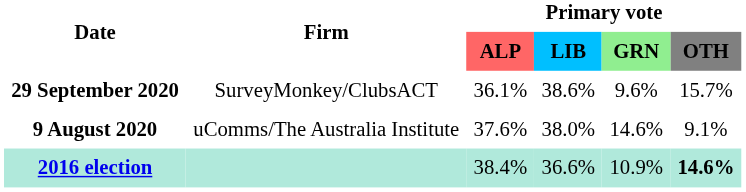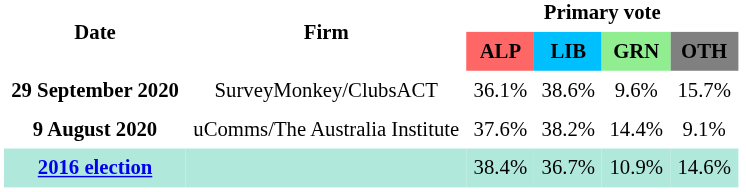(568, 128) 38.0% -> (568, 128) 38.2%
(636, 128) 14.6% -> (636, 128) 14.4%
(568, 167) 36.6% -> (568, 167) 36.7%
(706, 167) bold -> (704, 167) normal
